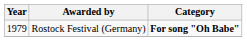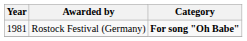(17, 28) 1979 -> (17, 28) 1981
